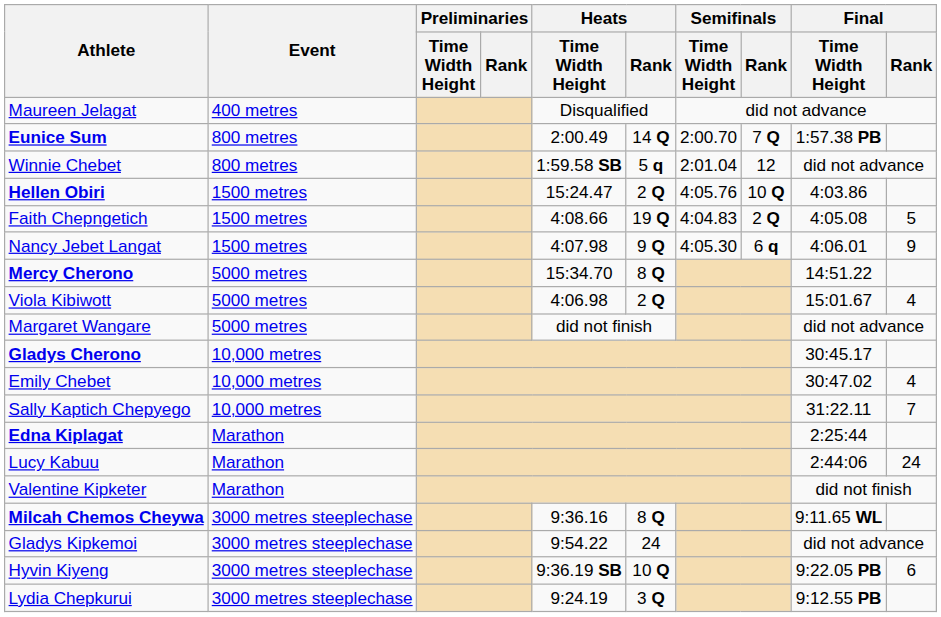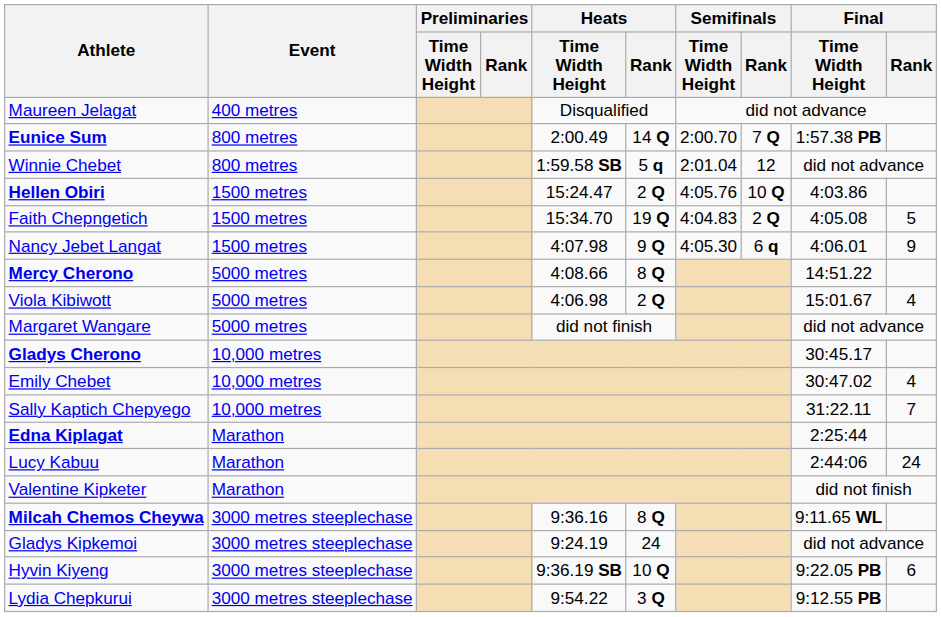(579, 219) 4:08.66 -> (579, 219) 15:34.70
(579, 273) 15:34.70 -> (579, 273) 4:08.66
(579, 544) 9:54.22 -> (579, 544) 9:24.19
(579, 598) 9:24.19 -> (579, 598) 9:54.22
